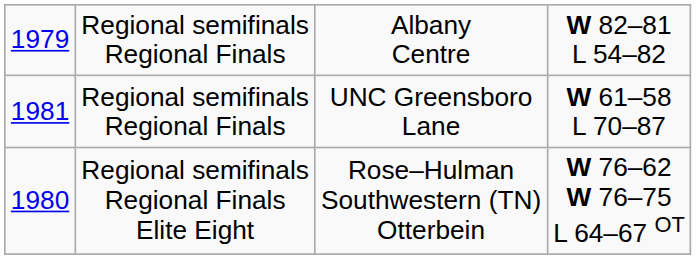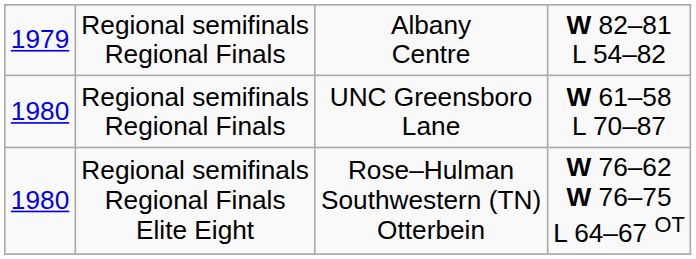(40, 111) 1981 -> (40, 111) 1980
